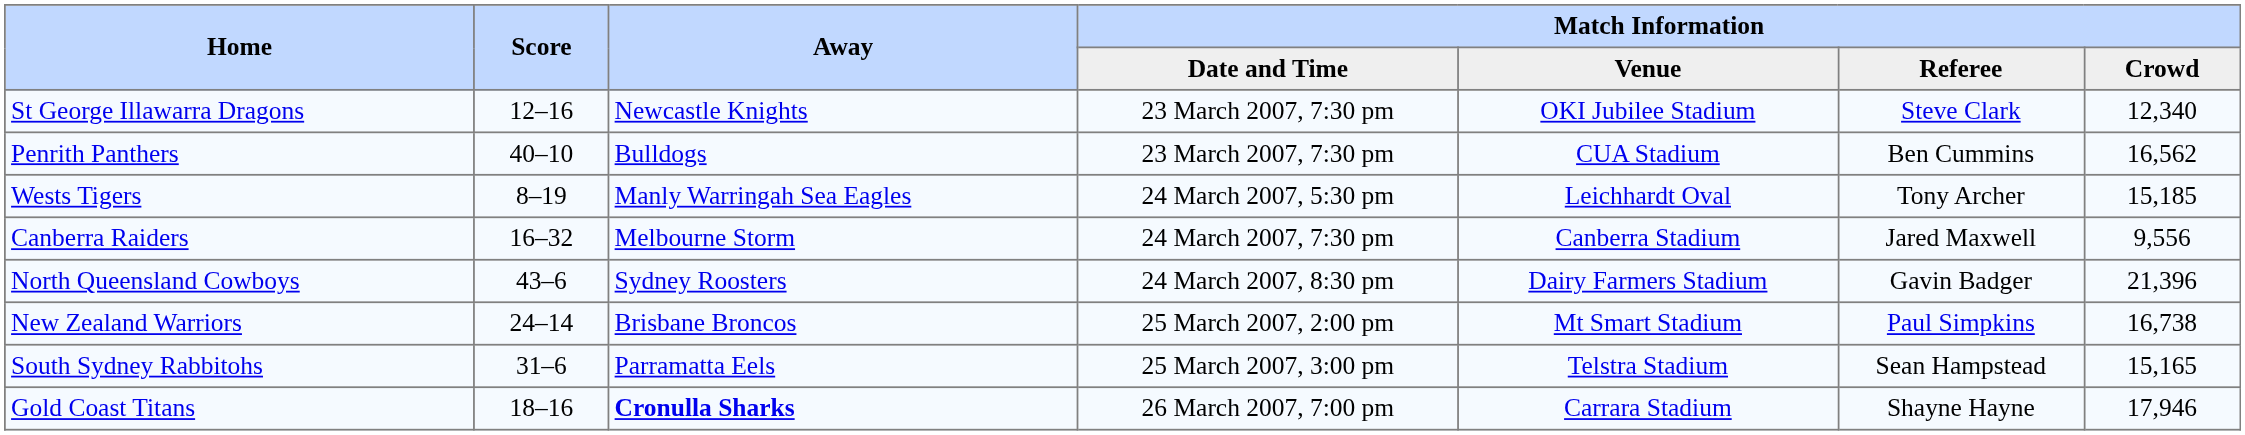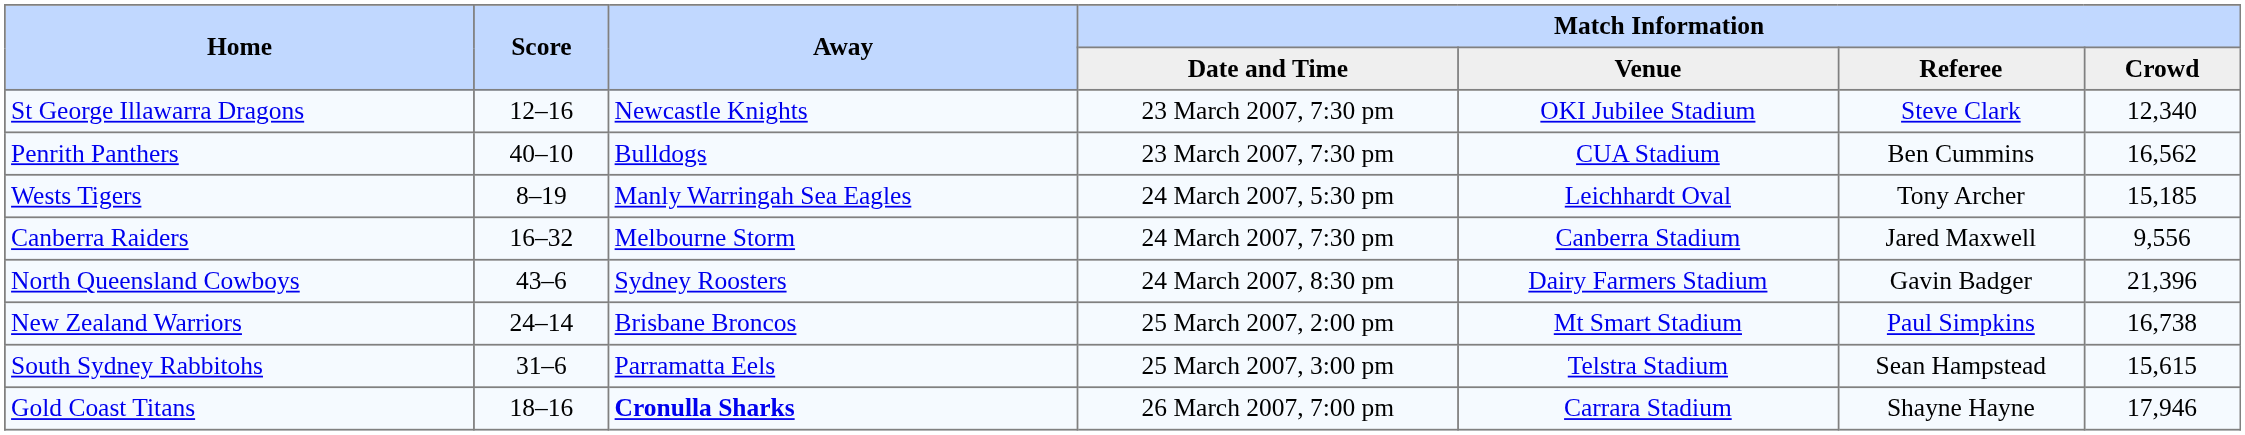(2162, 365) 15,165 -> (2162, 365) 15,615
